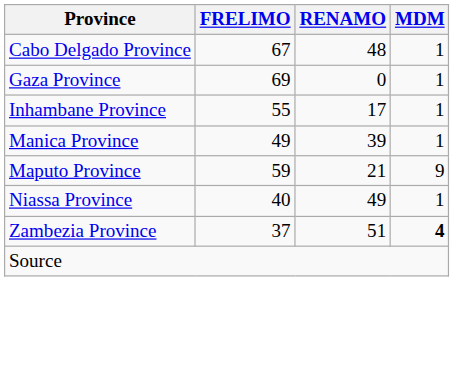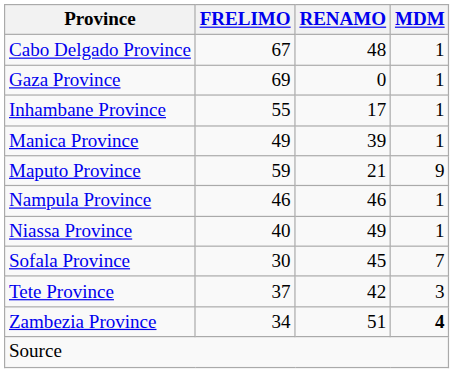+ row: (80, 200)
+ row: (70, 261)
+ row: (61, 291)
(281, 230) 37 -> (281, 321) 34
